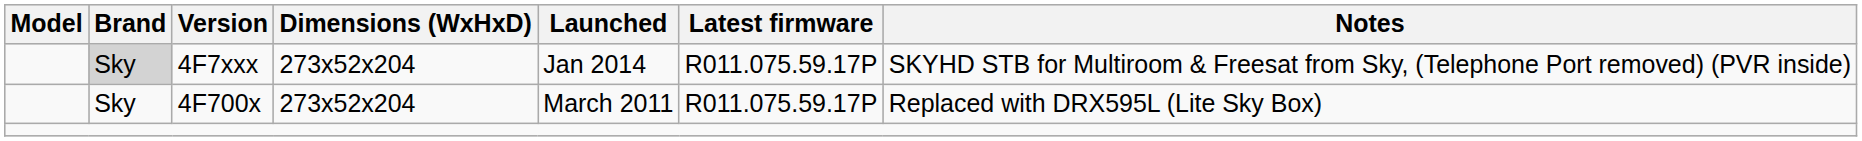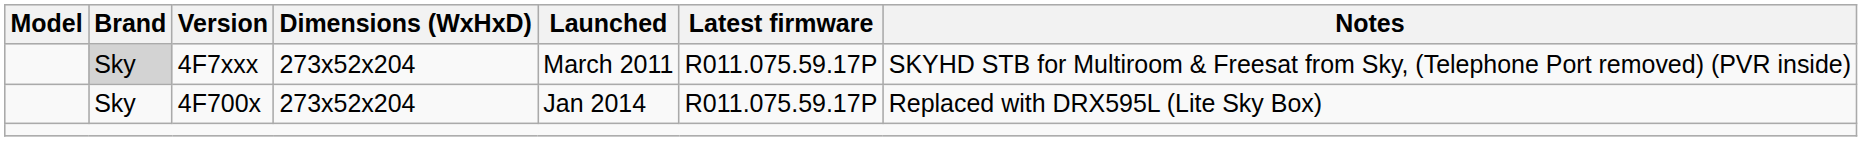(595, 63) Jan 2014 -> (608, 63) March 2011
(608, 103) March 2011 -> (595, 103) Jan 2014
